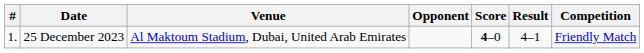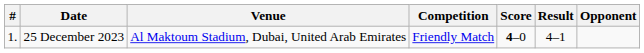columns swapped: (441, 15) <-> (596, 15)
